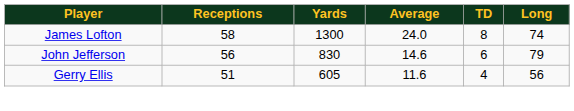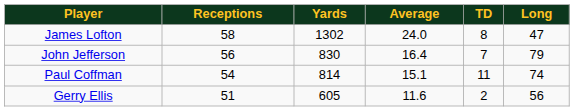(329, 34) 1300 -> (329, 34) 1302
(537, 34) 74 -> (537, 34) 47
(414, 55) 14.6 -> (414, 55) 16.4
(484, 55) 6 -> (484, 55) 7
+ row: (83, 75)
(484, 75) 4 -> (484, 95) 2
